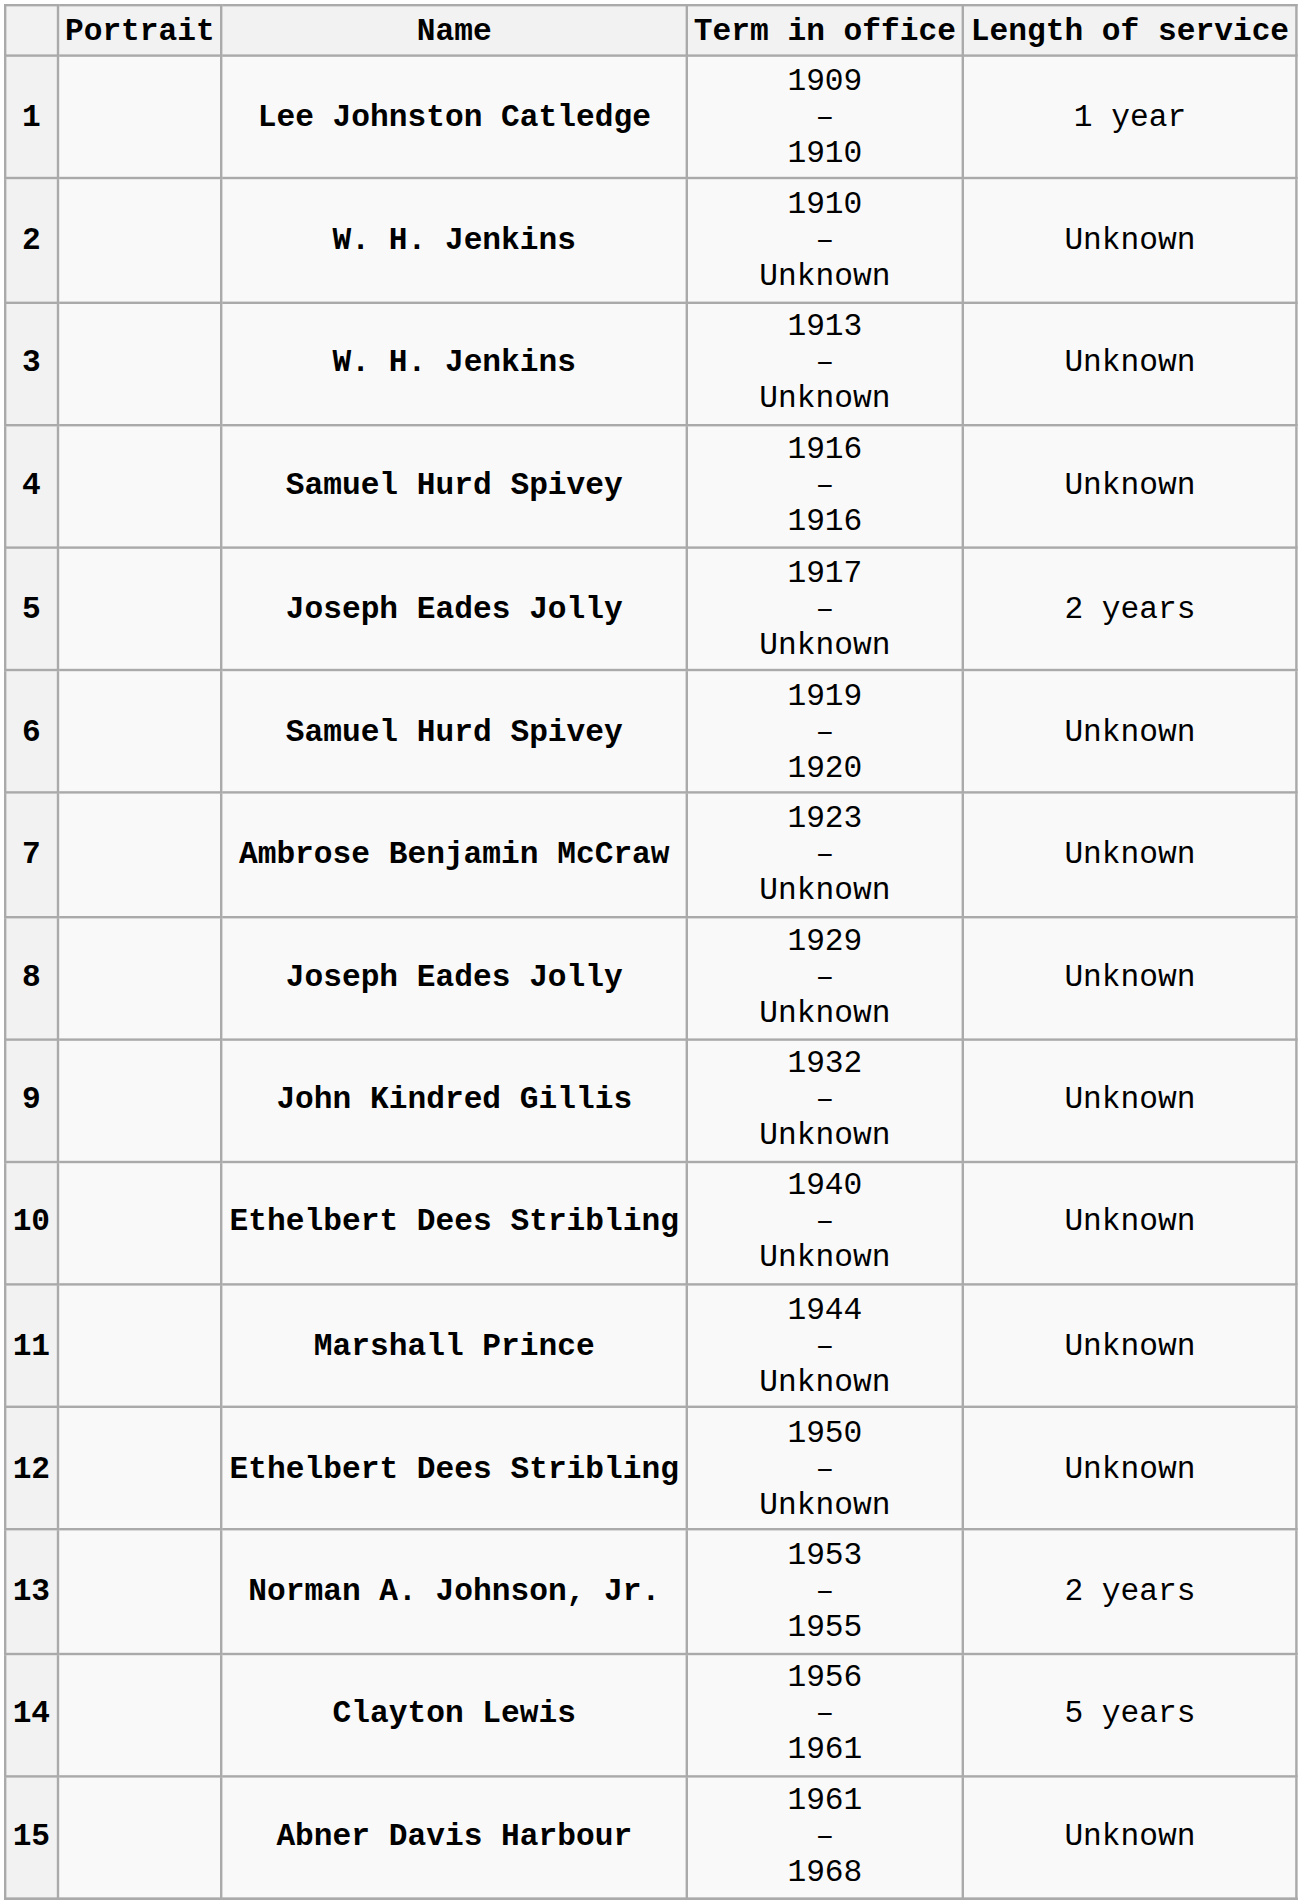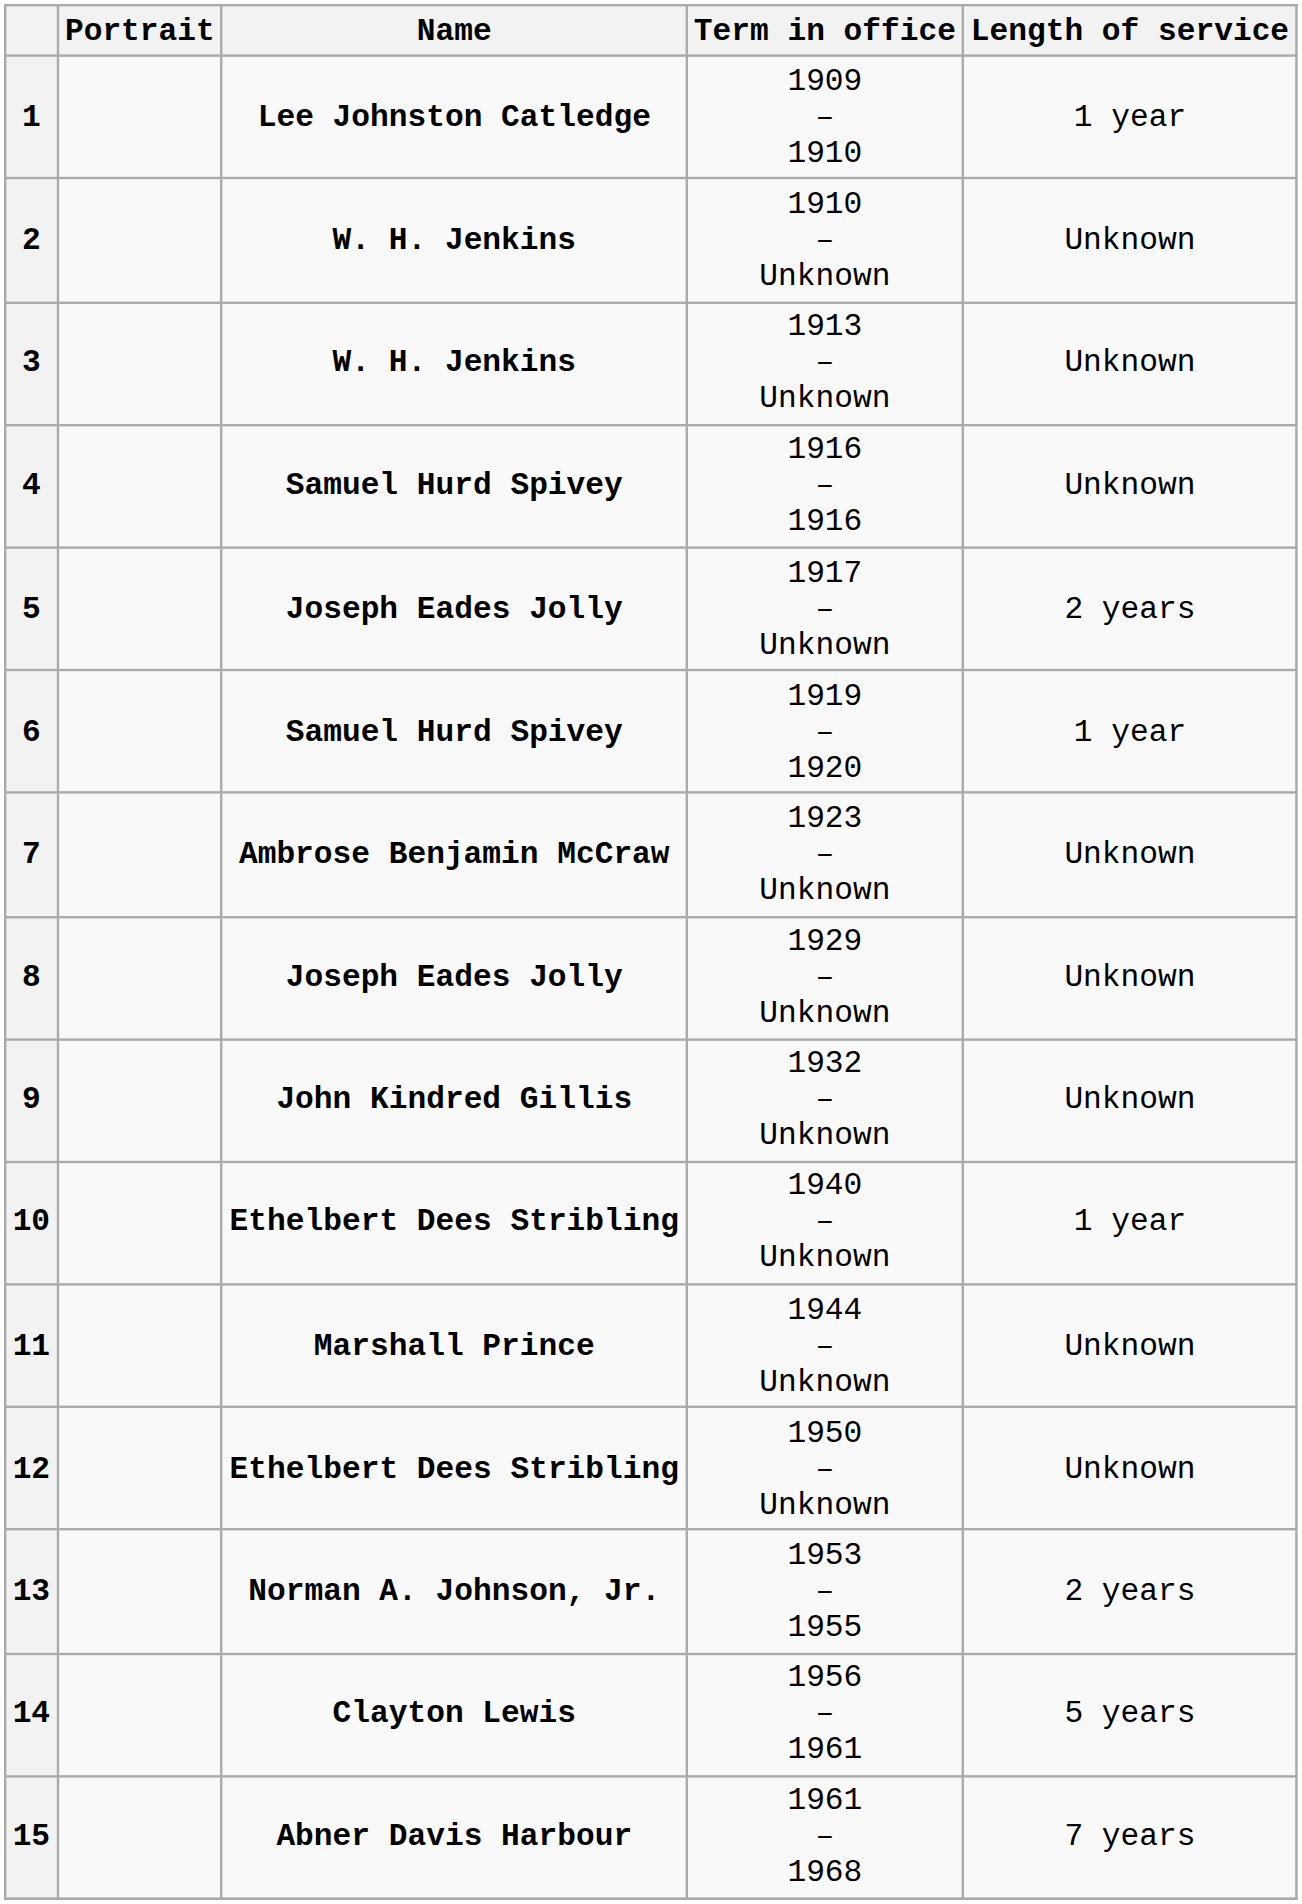(1130, 732) Unknown -> (1130, 732) 1 year
(1130, 1223) Unknown -> (1130, 1223) 1 year
(1130, 1837) Unknown -> (1130, 1837) 7 years
